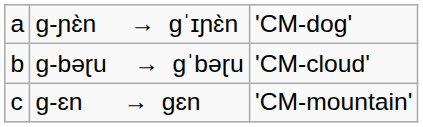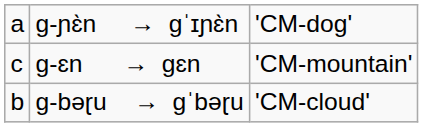rows swapped: (140, 63) <-> (118, 102)
